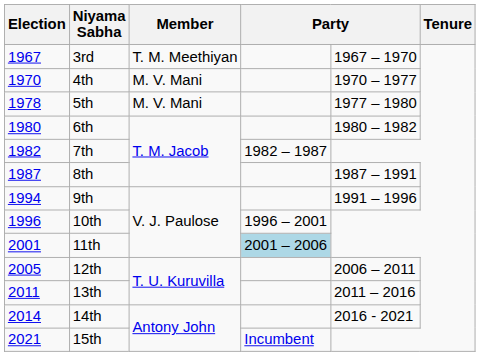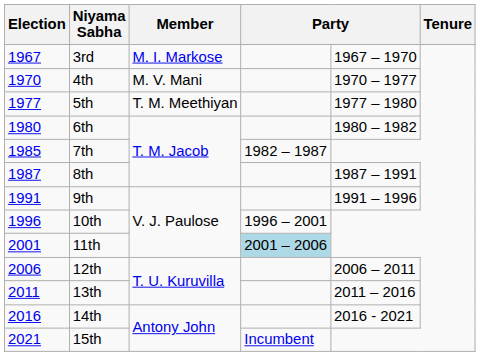(185, 56) T. M. Meethiyan -> (177, 56) M. I. Markose
(24, 103) 1978 -> (24, 103) 1977
(167, 103) M. V. Mani -> (185, 103) T. M. Meethiyan
(24, 151) 1982 -> (24, 151) 1985
(24, 198) 1994 -> (24, 198) 1991
(24, 269) 2005 -> (24, 269) 2006
(24, 316) 2014 -> (24, 316) 2016
